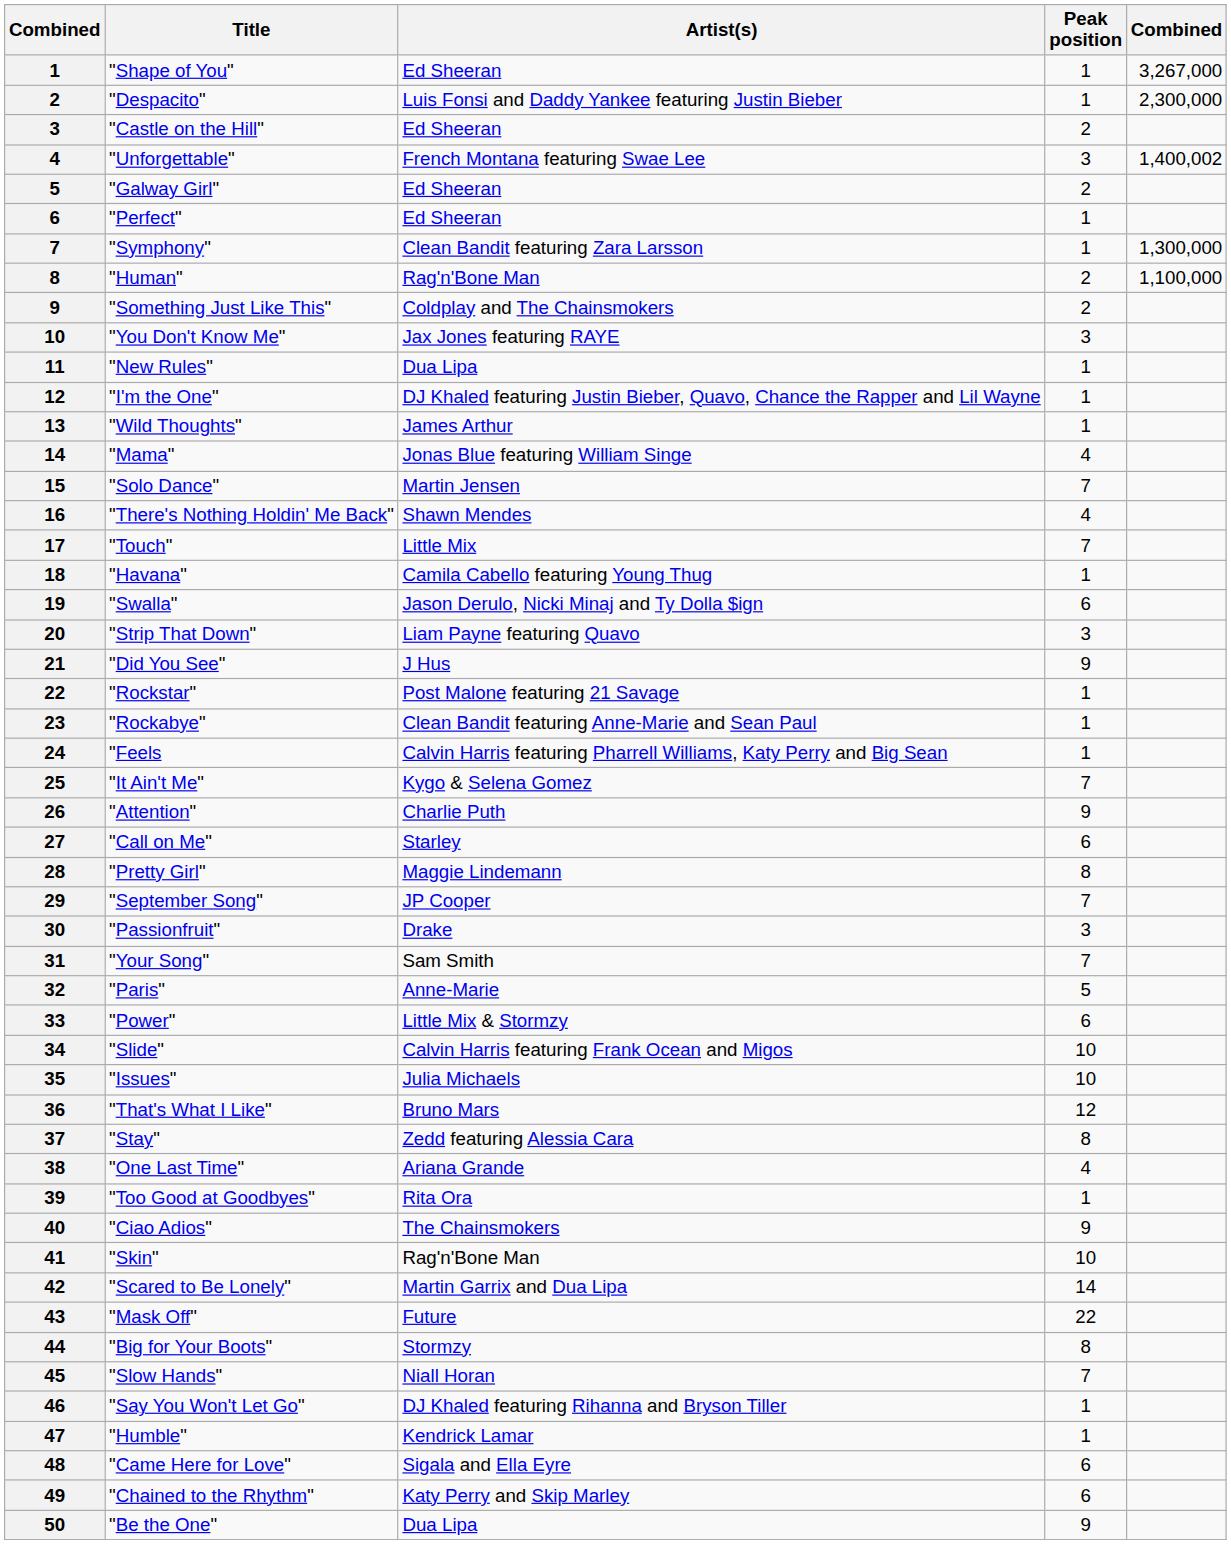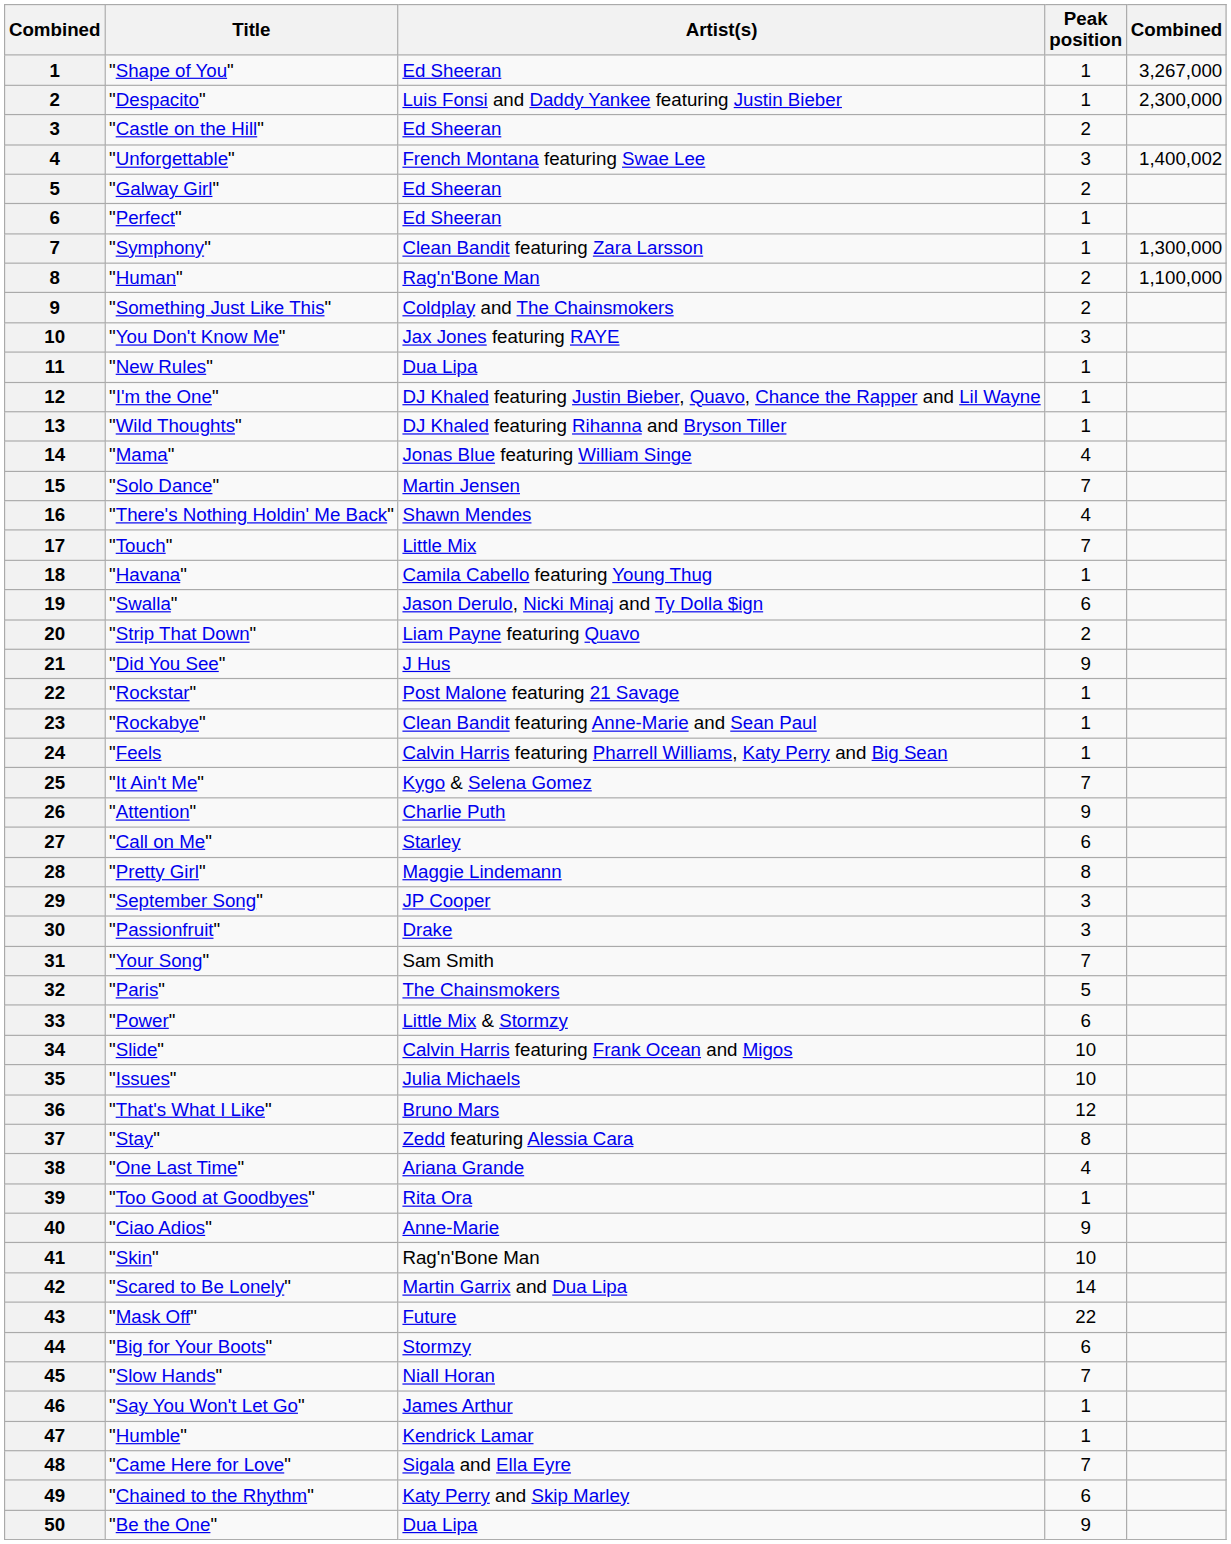(458, 426) James Arthur -> (594, 426) DJ Khaled featuring Rihanna and Bryson Tiller
(1086, 634) 3 -> (1086, 634) 2
(1086, 901) 7 -> (1086, 901) 3
(451, 990) Anne-Marie -> (481, 990) The Chainsmokers
(481, 1227) The Chainsmokers -> (451, 1227) Anne-Marie
(1086, 1346) 8 -> (1086, 1346) 6
(594, 1406) DJ Khaled featuring Rihanna and Bryson Tiller -> (458, 1406) James Arthur
(1086, 1465) 6 -> (1086, 1465) 7
